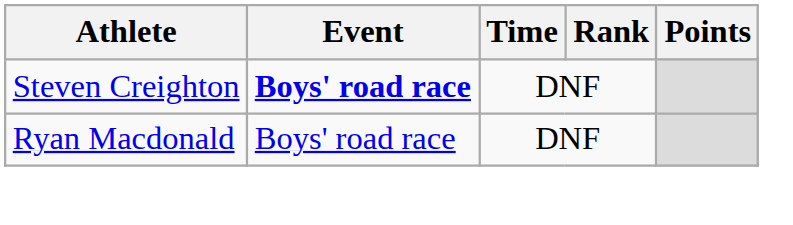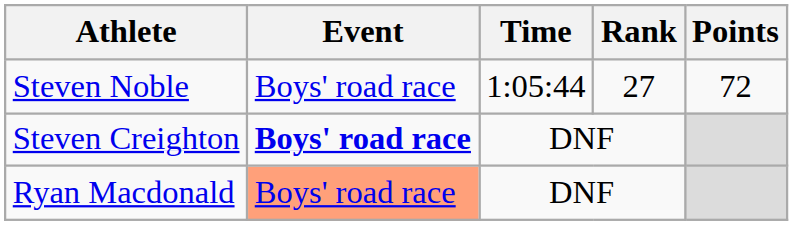+ row: (101, 85)
(355, 139) no background -> (355, 192) lightsalmon background
